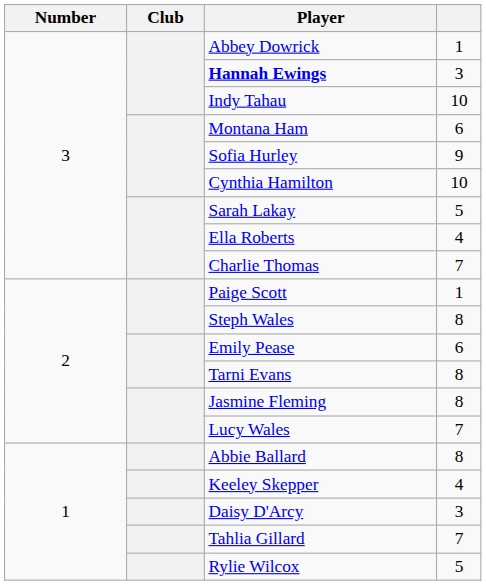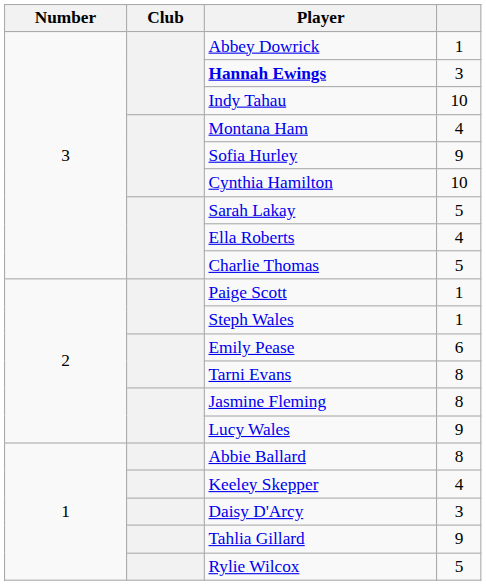(459, 127) 6 -> (459, 127) 4
(459, 264) 7 -> (459, 264) 5
(459, 319) 8 -> (459, 319) 1
(459, 429) 7 -> (459, 429) 9
(459, 538) 7 -> (459, 538) 9
